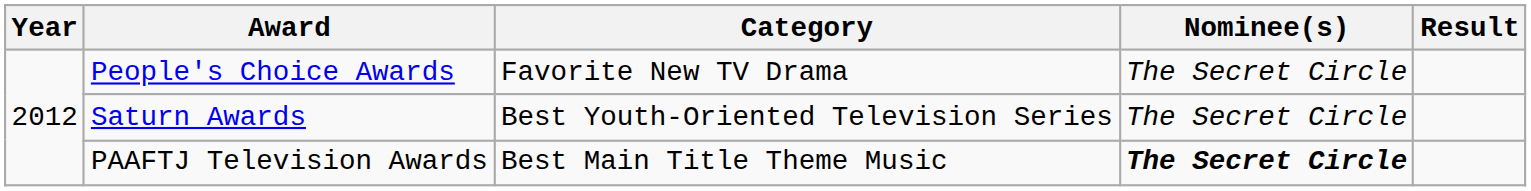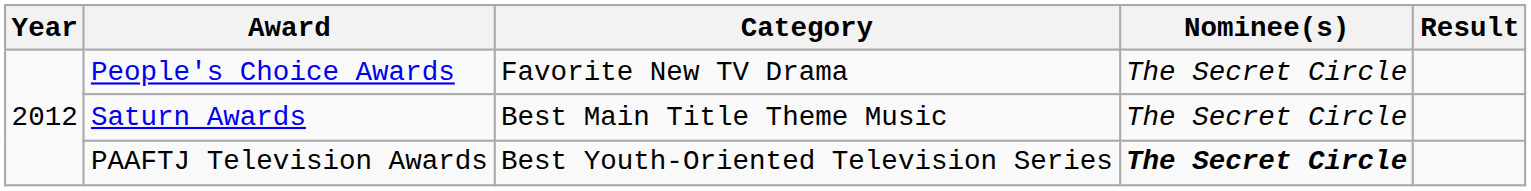(807, 117) Best Youth-Oriented Television Series -> (724, 117) Best Main Title Theme Music
(724, 162) Best Main Title Theme Music -> (807, 162) Best Youth-Oriented Television Series
